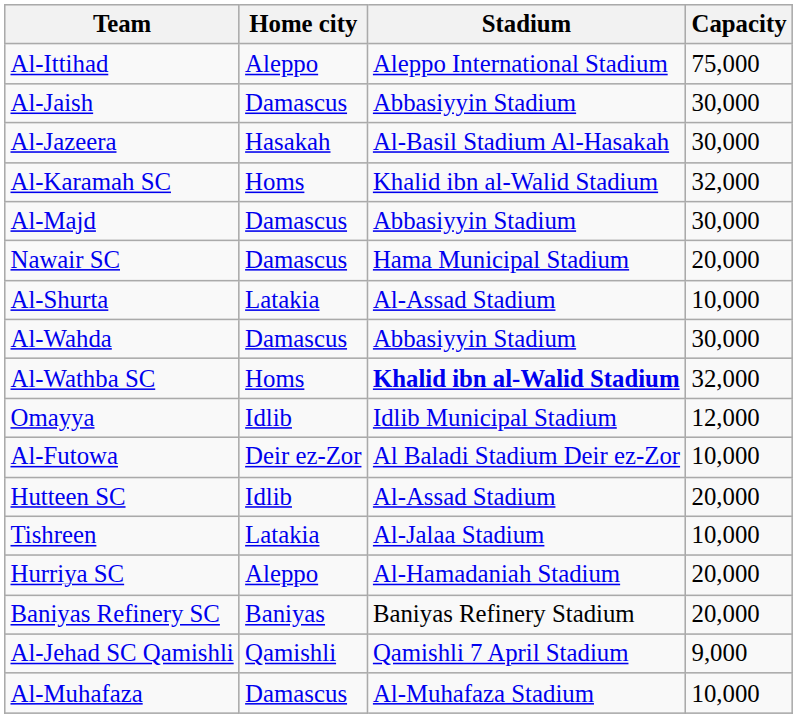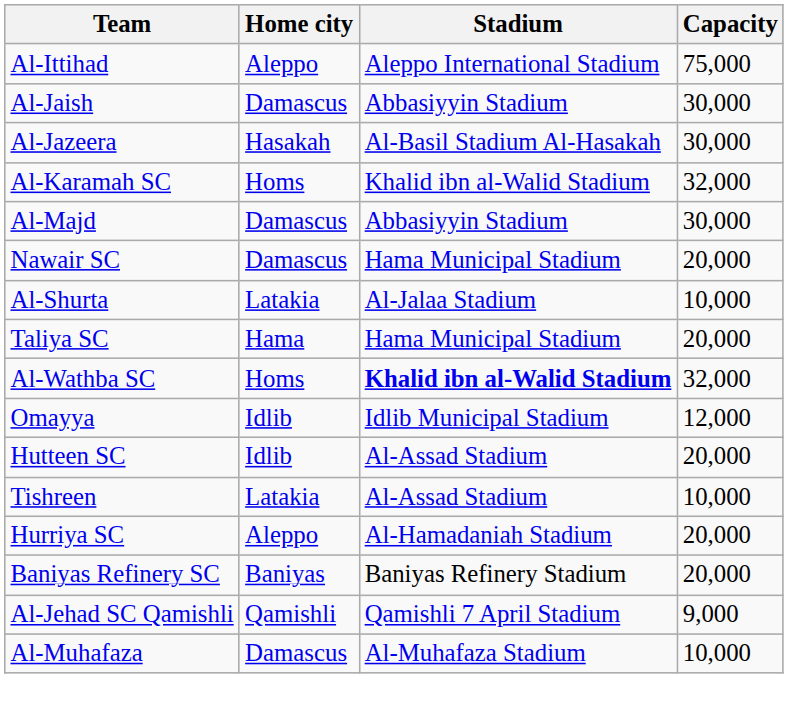(464, 299) Al-Assad Stadium -> (450, 299) Al-Jalaa Stadium
+ row: (60, 338)
- row: (61, 338)
- row: (64, 456)
(459, 535) Al-Jalaa Stadium -> (456, 496) Al-Assad Stadium
